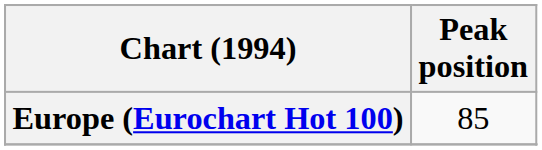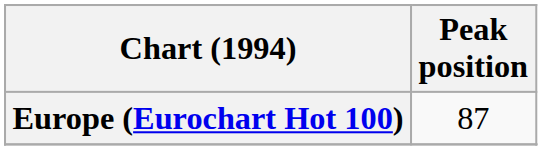(473, 117) 85 -> (473, 117) 87
